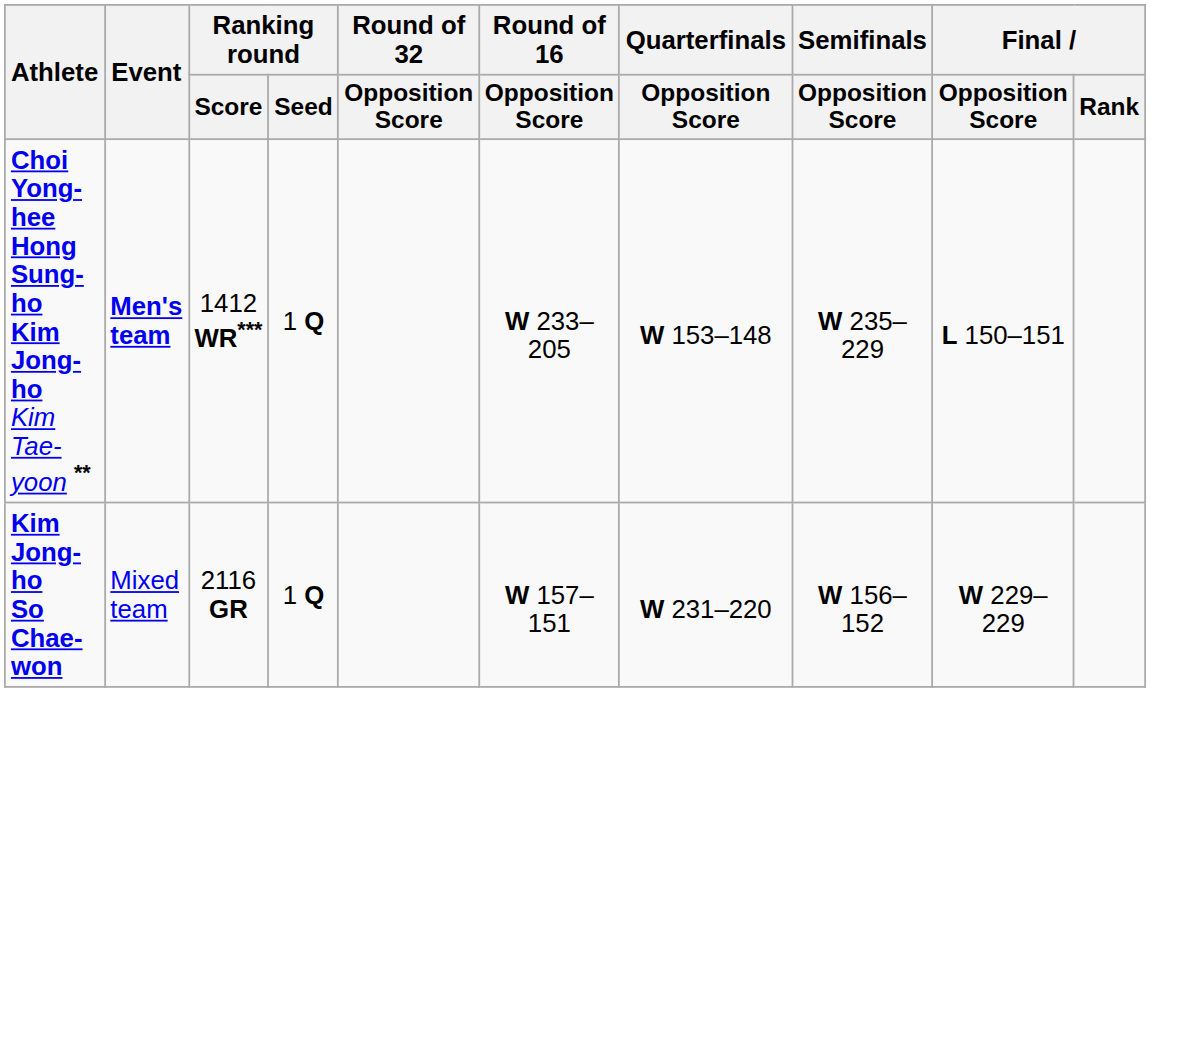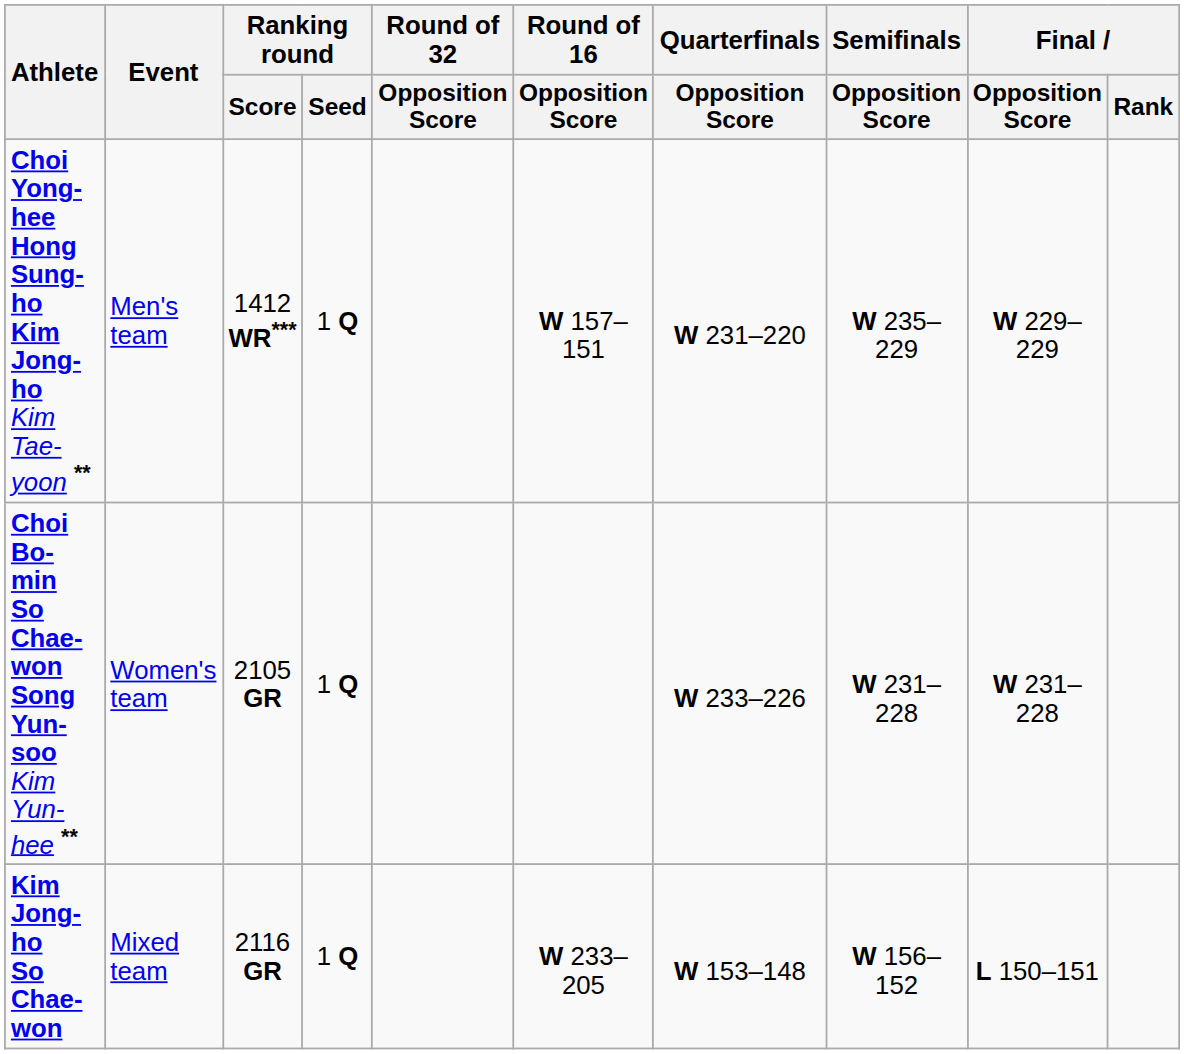(146, 321) bold -> (144, 321) normal
(549, 336) W 233–205 -> (583, 336) W 157–151
(706, 336) W 153–148 -> (740, 336) W 231–220
(1003, 336) L 150–151 -> (1037, 336) W 229–229
+ row: (47, 684)
(549, 609) W 157–151 -> (583, 971) W 233–205
(706, 609) W 231–220 -> (740, 971) W 153–148
(1003, 609) W 229–229 -> (1037, 971) L 150–151
